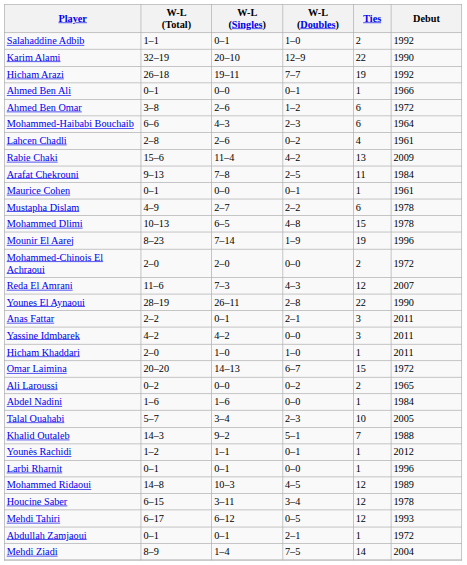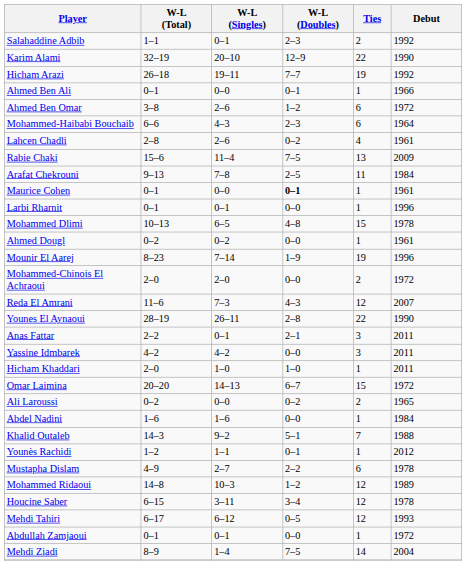(293, 40) 1–0 -> (293, 40) 2–3
(293, 157) 4–2 -> (293, 157) 7–5
(293, 190) normal -> (293, 190) bold
rows swapped: (43, 207) <-> (34, 468)
+ row: (36, 240)
- row: (35, 418)
(293, 484) 4–5 -> (293, 484) 1–2
(293, 534) 2–1 -> (293, 534) 0–0
